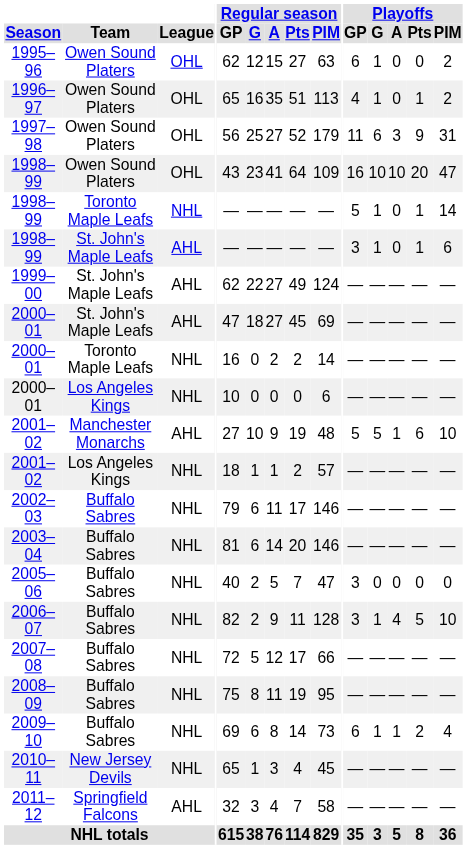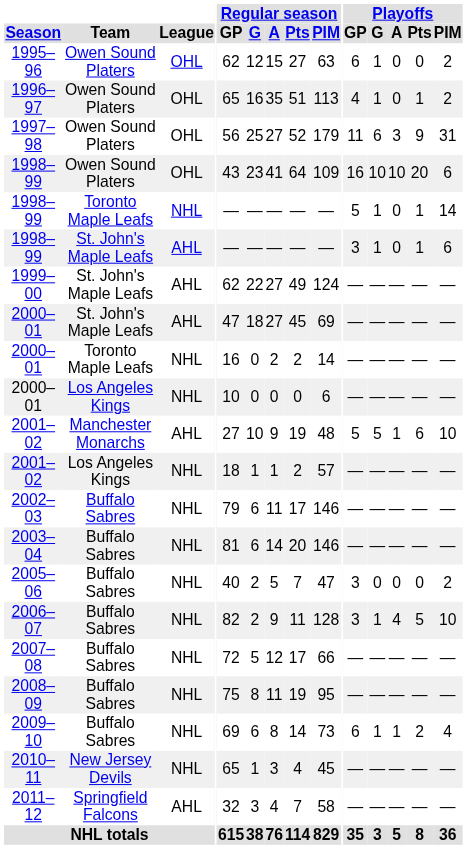(448, 173) 47 -> (448, 173) 6
(448, 583) 0 -> (448, 583) 2
